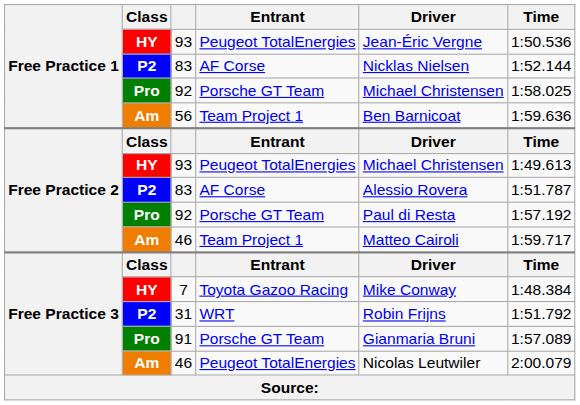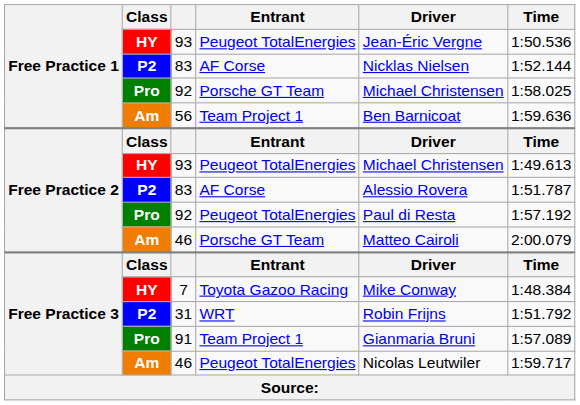(262, 215) Porsche GT Team -> (277, 215) Peugeot TotalEnergies
(251, 239) Team Project 1 -> (262, 239) Porsche GT Team
(541, 239) 1:59.717 -> (541, 239) 2:00.079
(262, 339) Porsche GT Team -> (251, 339) Team Project 1
(541, 363) 2:00.079 -> (541, 363) 1:59.717
